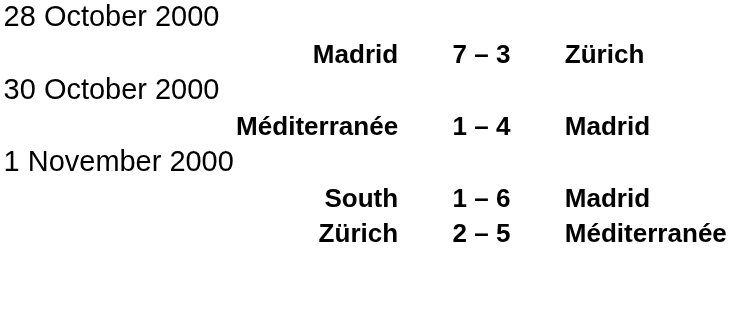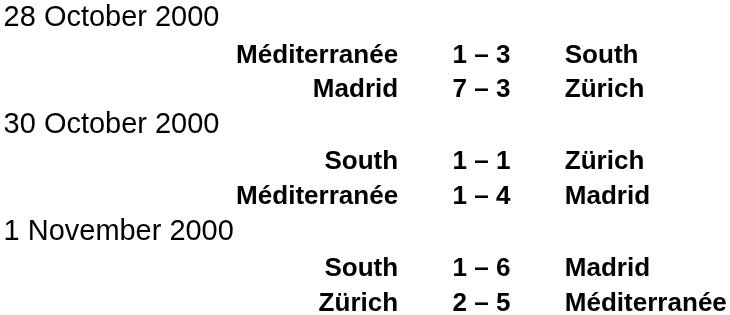+ row: (317, 54)
+ row: (361, 160)
